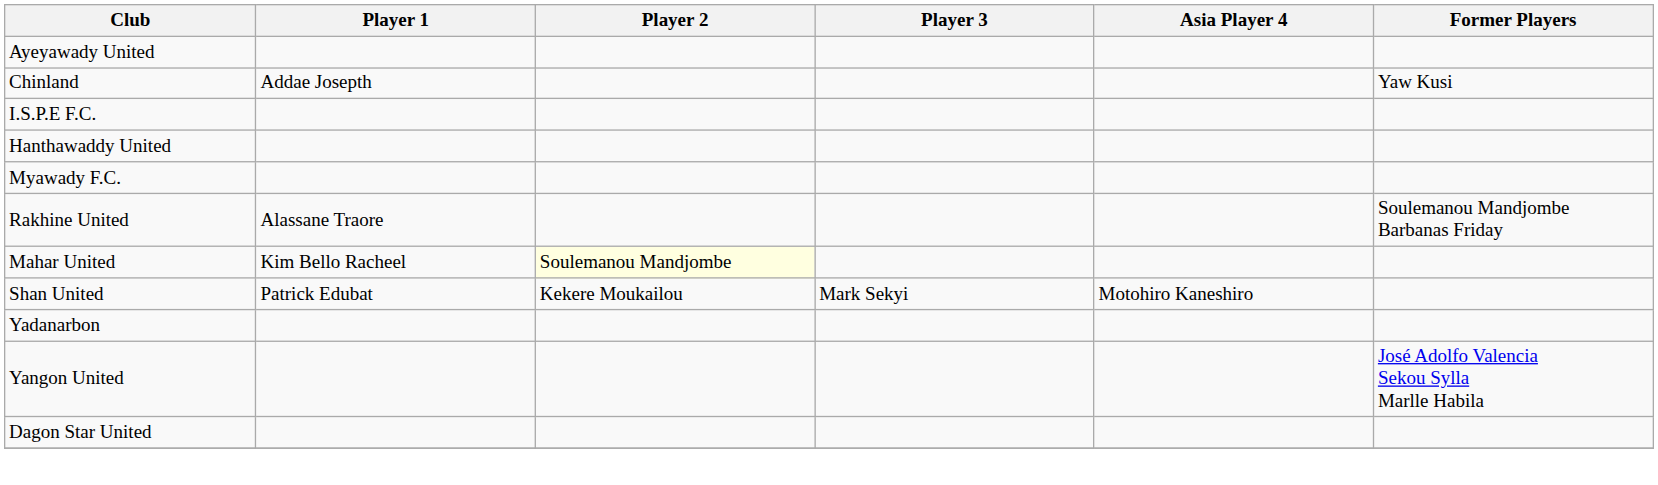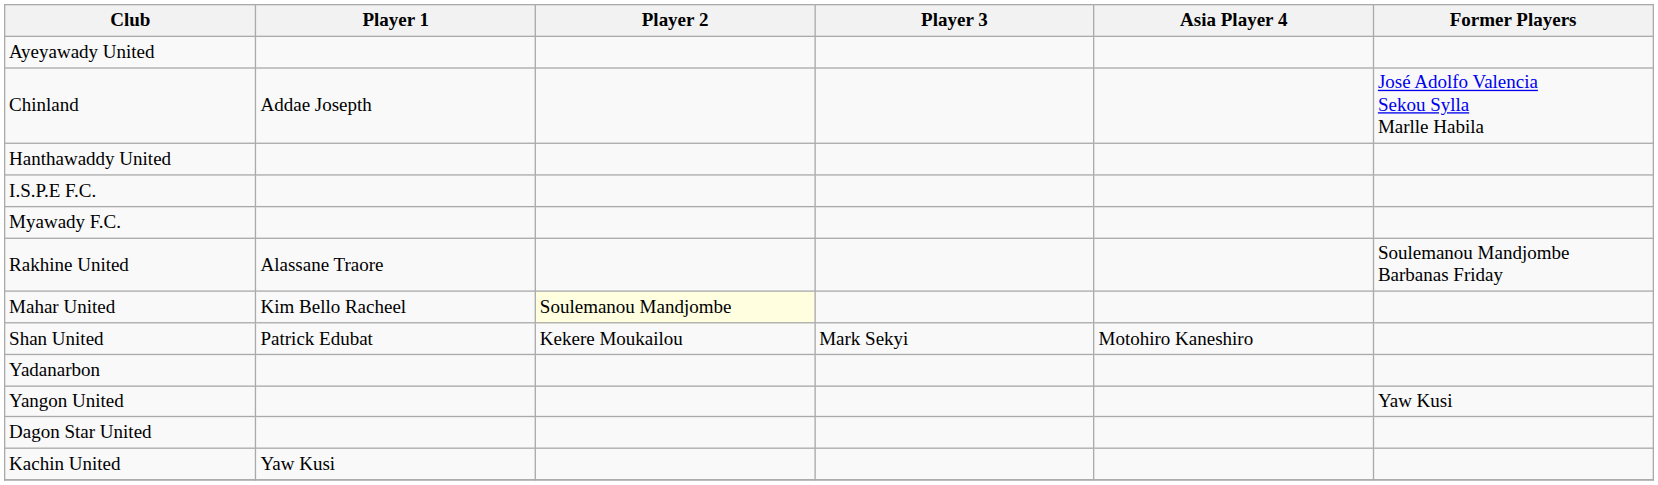(1415, 83) Yaw Kusi -> (1458, 105) José Adolfo Valencia Sekou Sylla Marlle Habila
rows swapped: (90, 145) <-> (53, 114)
(1458, 378) José Adolfo Valencia Sekou Sylla Marlle Habila -> (1415, 401) Yaw Kusi
+ row: (65, 464)
